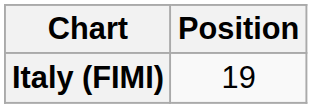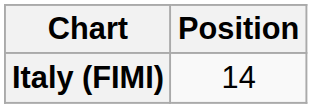(239, 77) 19 -> (239, 77) 14
